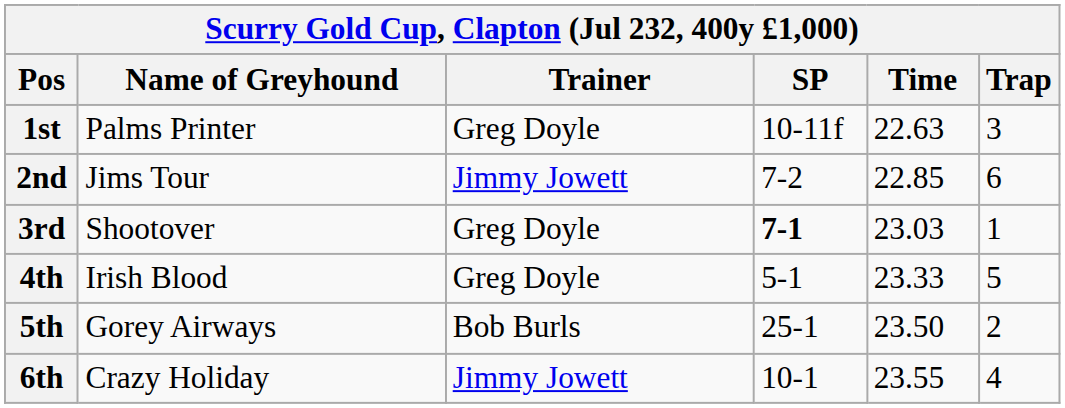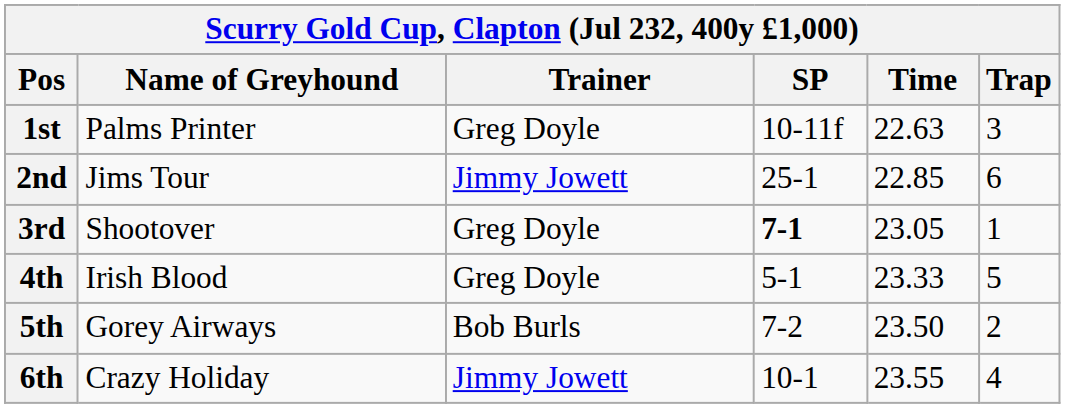(782, 178) 7-2 -> (790, 178) 25-1
(909, 228) 23.03 -> (909, 228) 23.05
(790, 327) 25-1 -> (782, 327) 7-2
